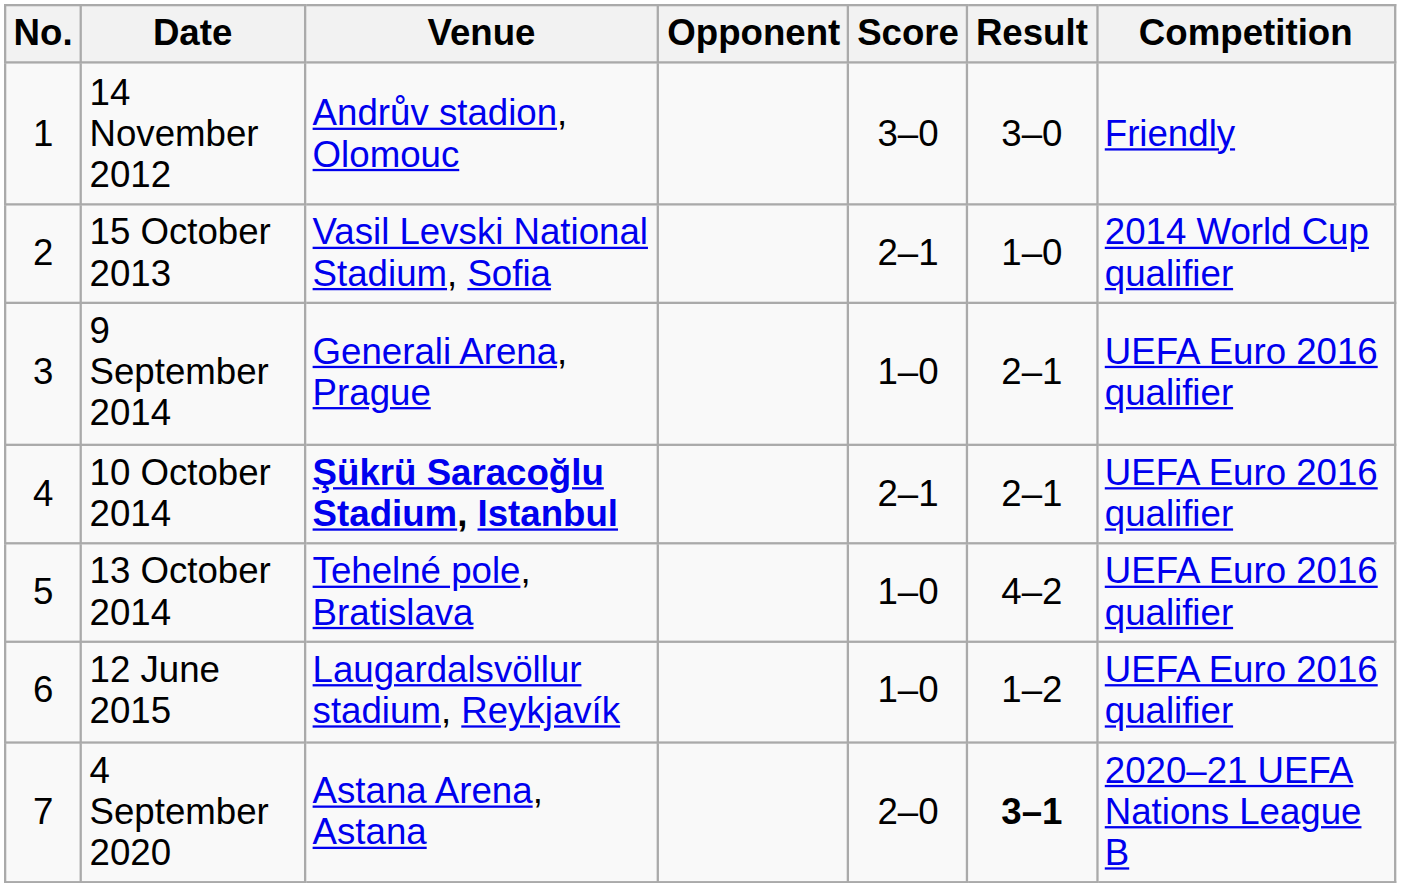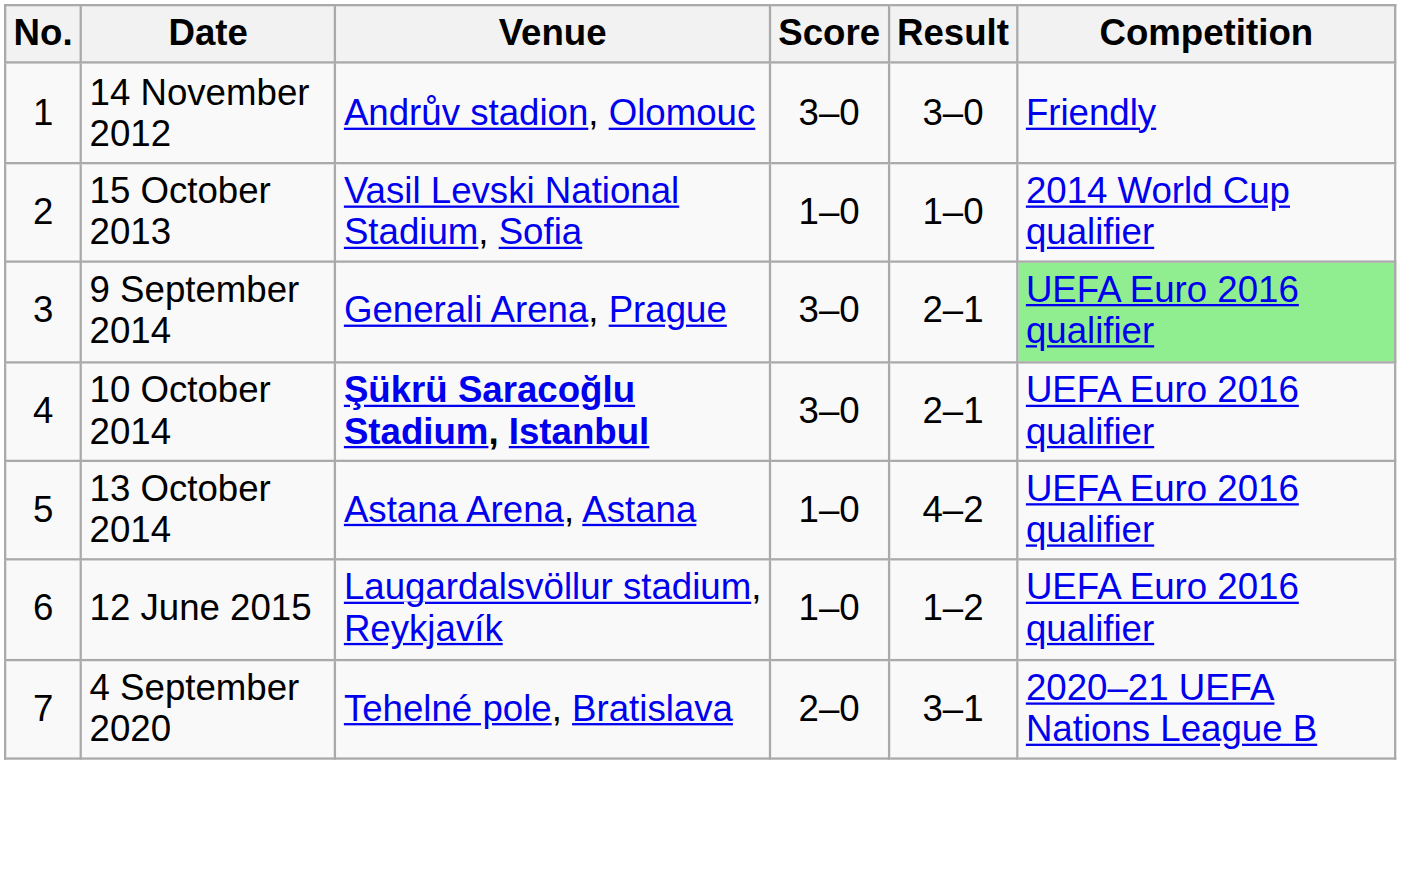- column: (754, 33)
(908, 252) 2–1 -> (829, 211) 1–0
(908, 372) 1–0 -> (829, 310) 3–0
(1241, 372) no background -> (1162, 310) lightgreen background
(908, 492) 2–1 -> (829, 410) 3–0
(422, 592) Tehelné pole, Bratislava -> (520, 509) Astana Arena, Astana
(428, 811) Astana Arena, Astana -> (538, 708) Tehelné pole, Bratislava
(1032, 811) bold -> (953, 708) normal
